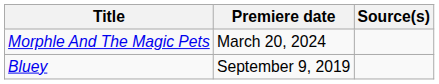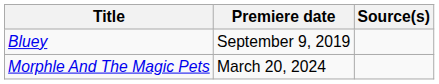rows swapped: (28, 66) <-> (109, 41)
